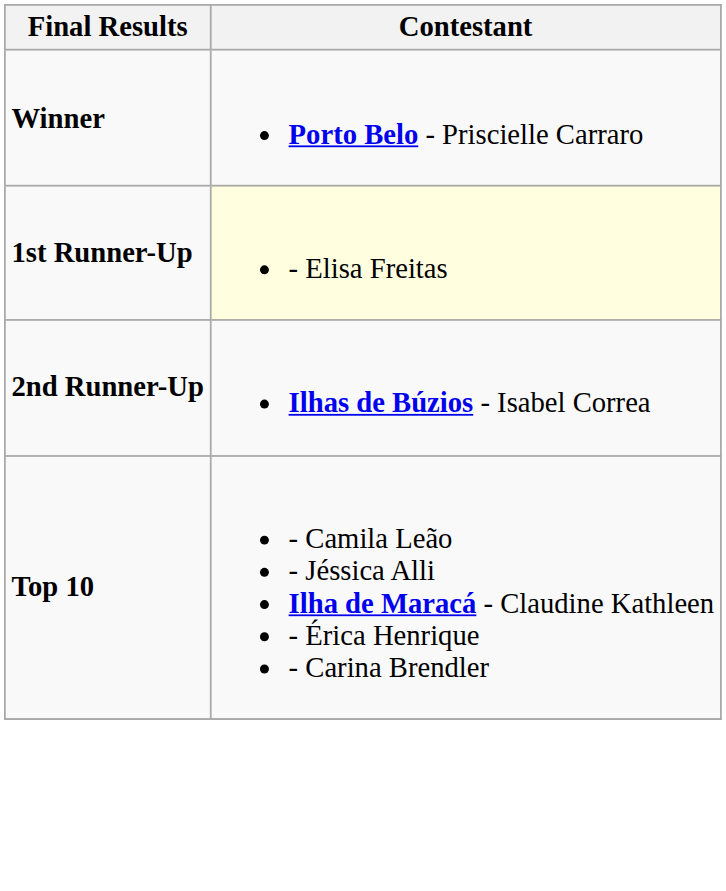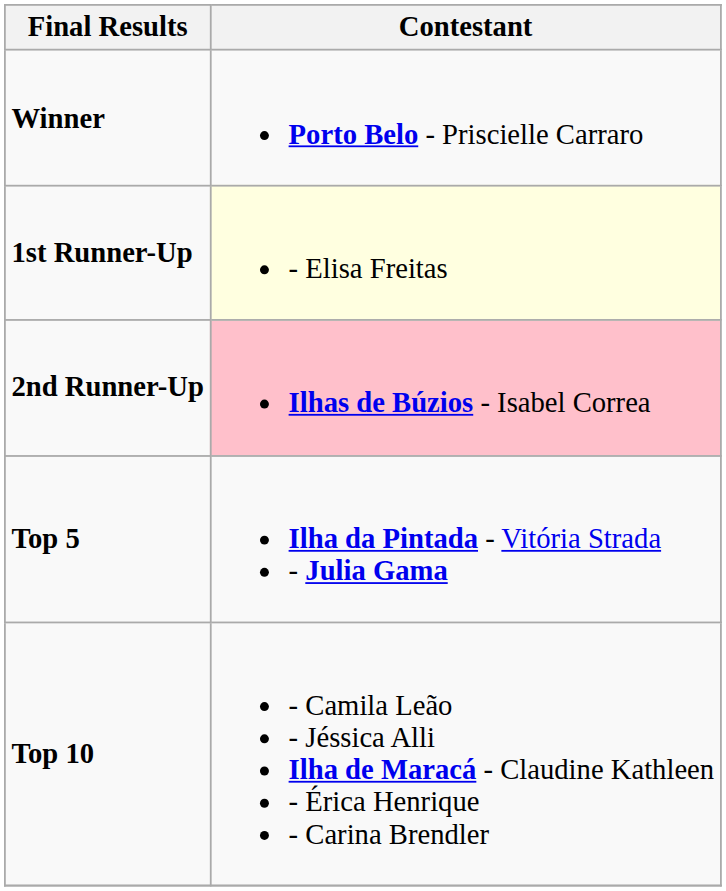(466, 404) no background -> (466, 404) pink background
+ row: (46, 538)
